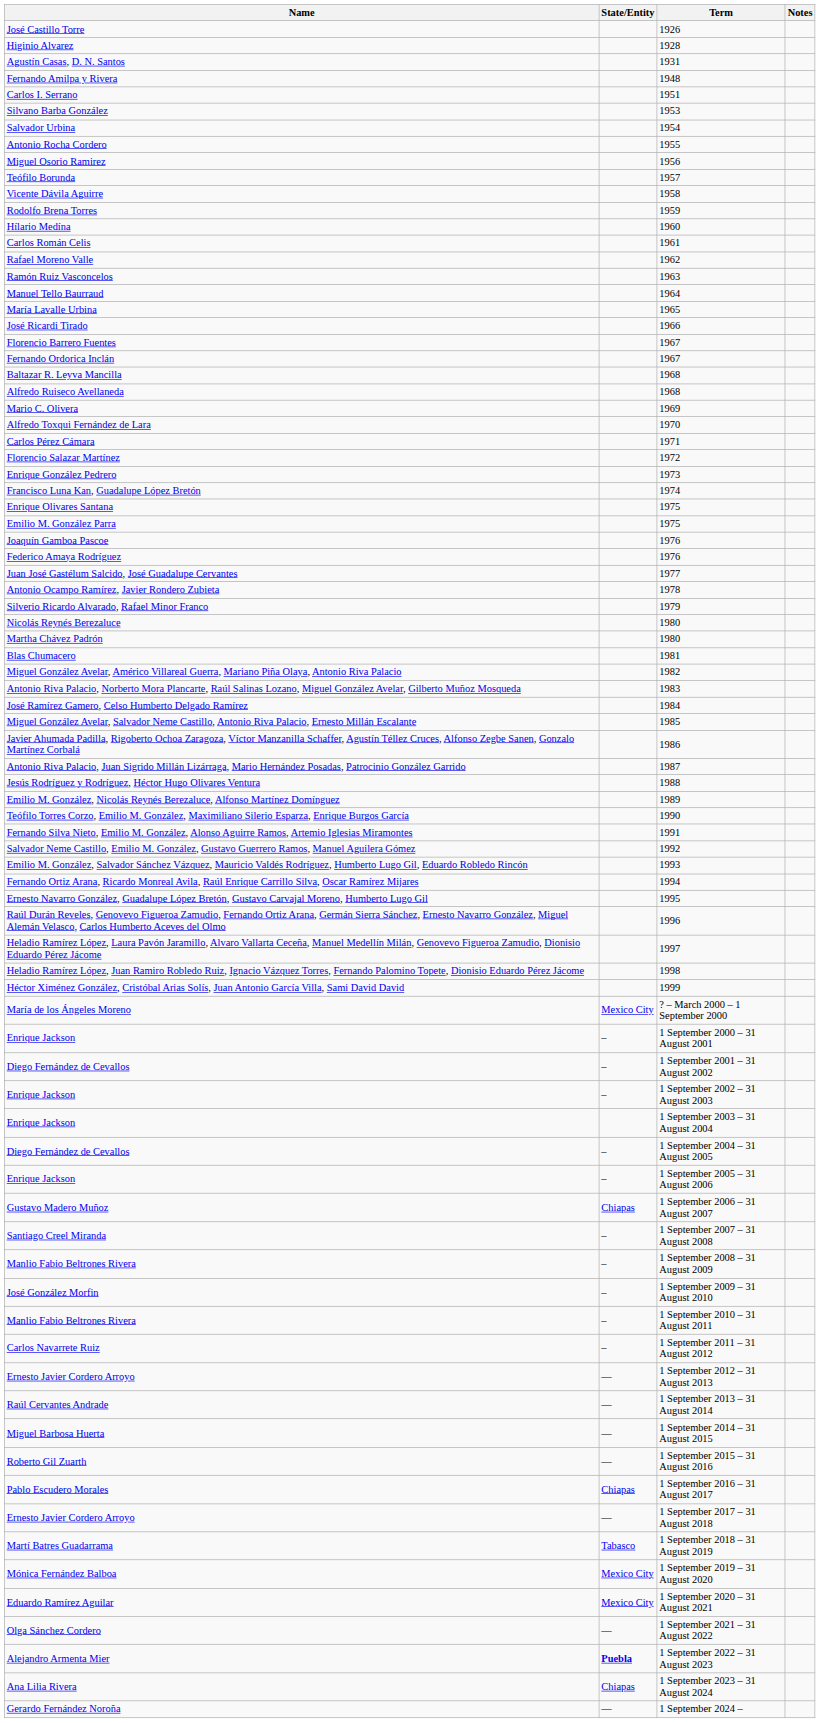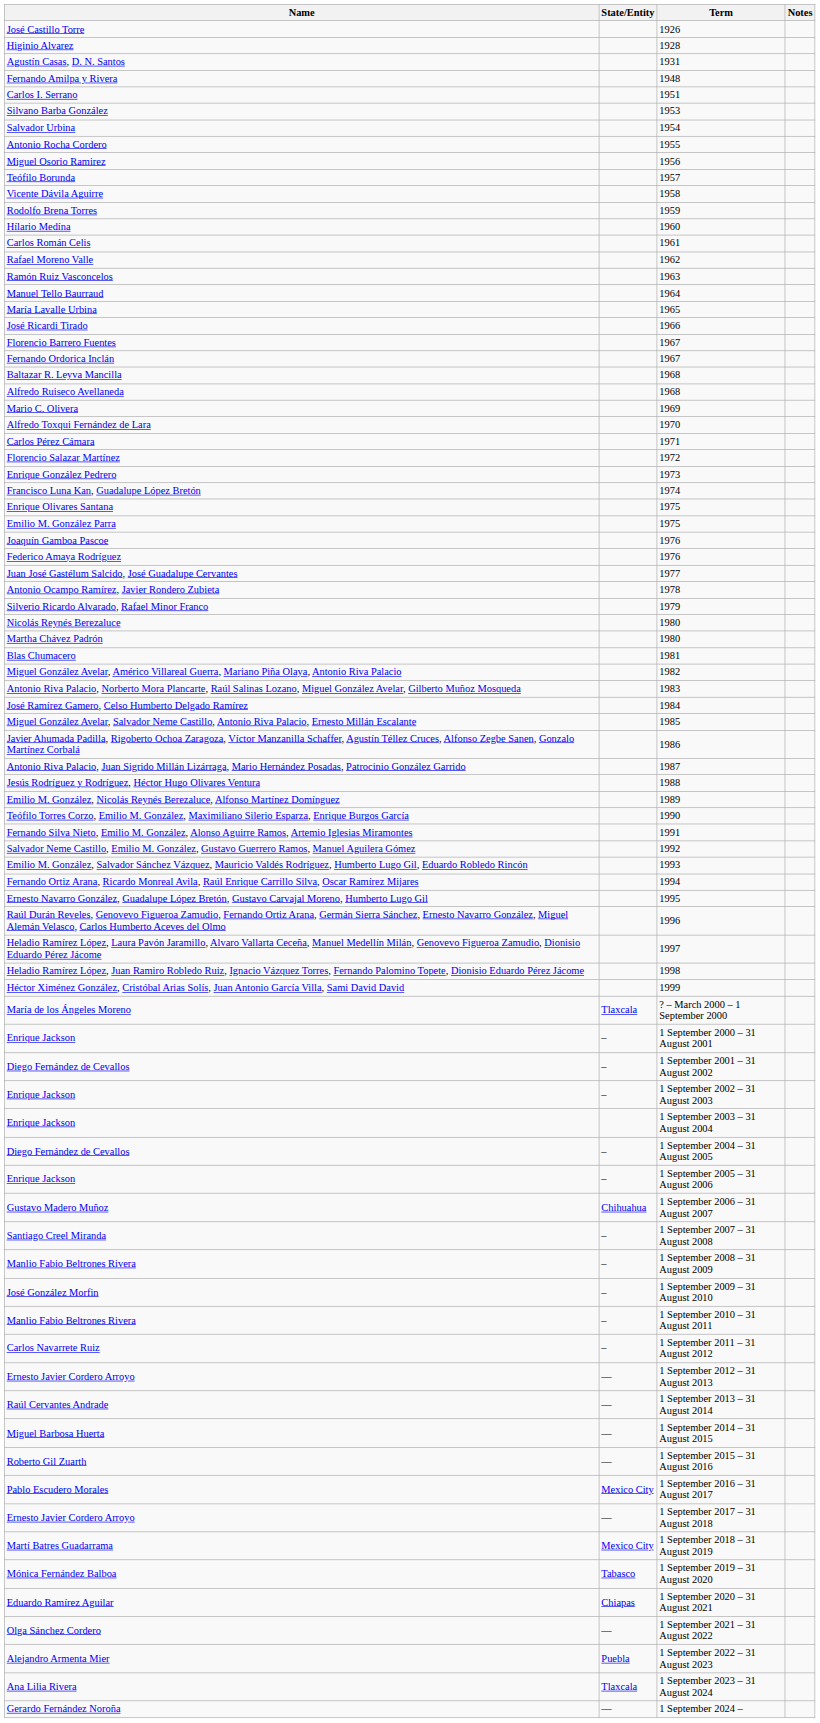(627, 1010) Mexico City -> (619, 1010) Tlaxcala
(618, 1207) Chiapas -> (624, 1207) Chihuahua
(618, 1489) Chiapas -> (627, 1489) Mexico City
(618, 1546) Tabasco -> (627, 1546) Mexico City
(627, 1574) Mexico City -> (618, 1574) Tabasco
(627, 1602) Mexico City -> (618, 1602) Chiapas
(617, 1658) bold -> (616, 1658) normal
(618, 1686) Chiapas -> (619, 1686) Tlaxcala
